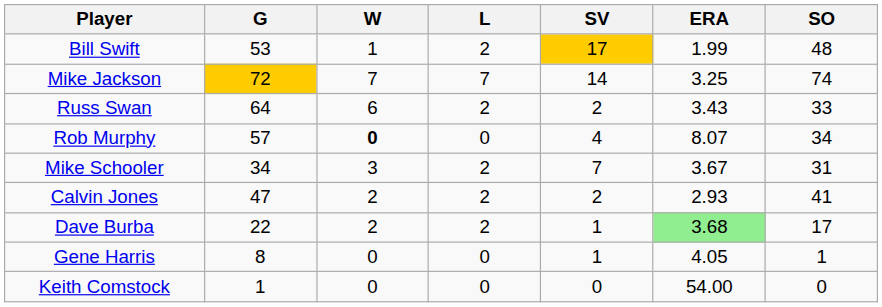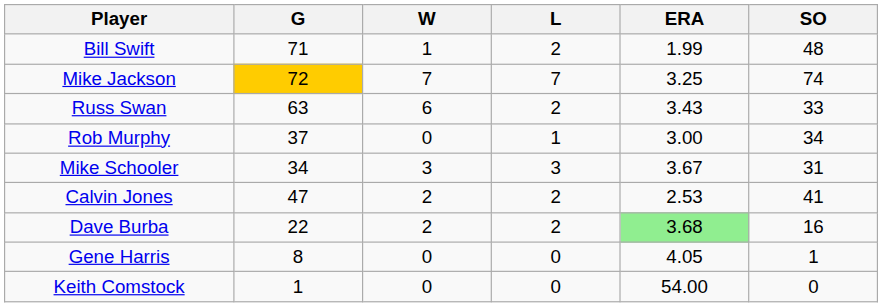- column: (597, 19)
(260, 49) 53 -> (298, 49) 71
(260, 108) 64 -> (298, 108) 63
(260, 138) 57 -> (298, 138) 37
(373, 138) bold -> (427, 138) normal
(485, 138) 0 -> (556, 138) 1
(709, 138) 8.07 -> (685, 138) 3.00
(485, 167) 2 -> (556, 167) 3
(709, 197) 2.93 -> (685, 197) 2.53
(822, 227) 17 -> (813, 227) 16
